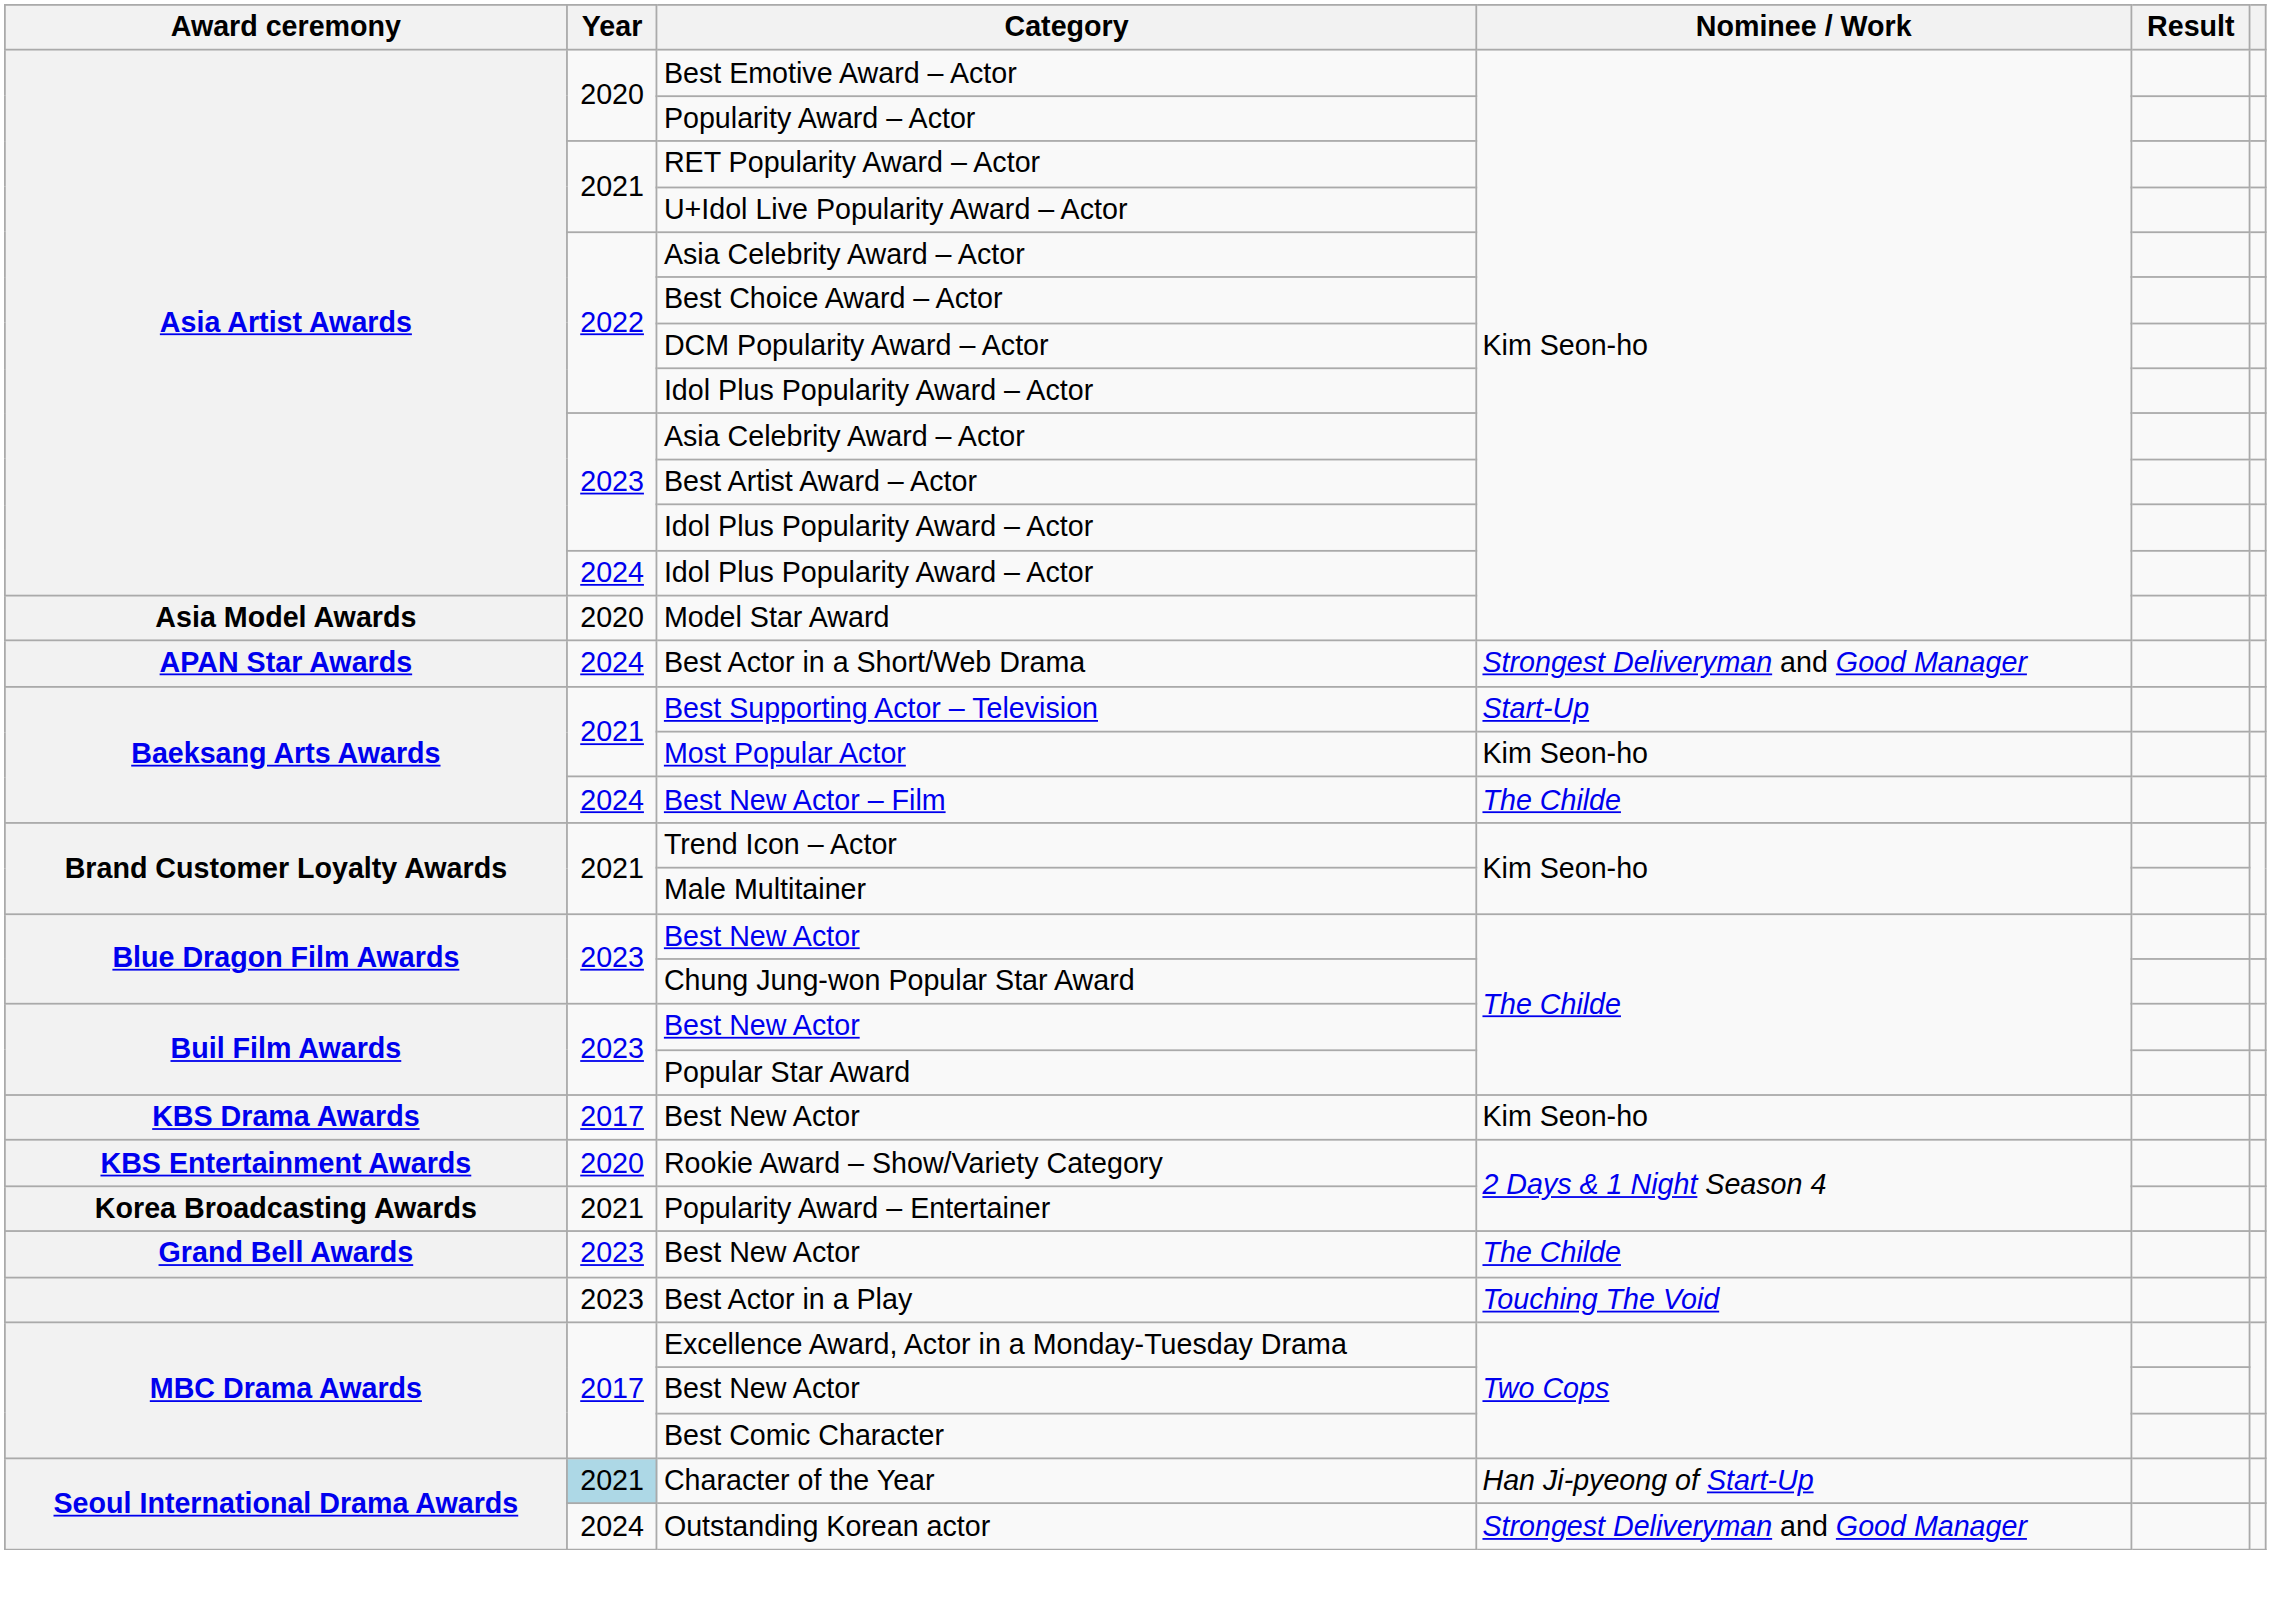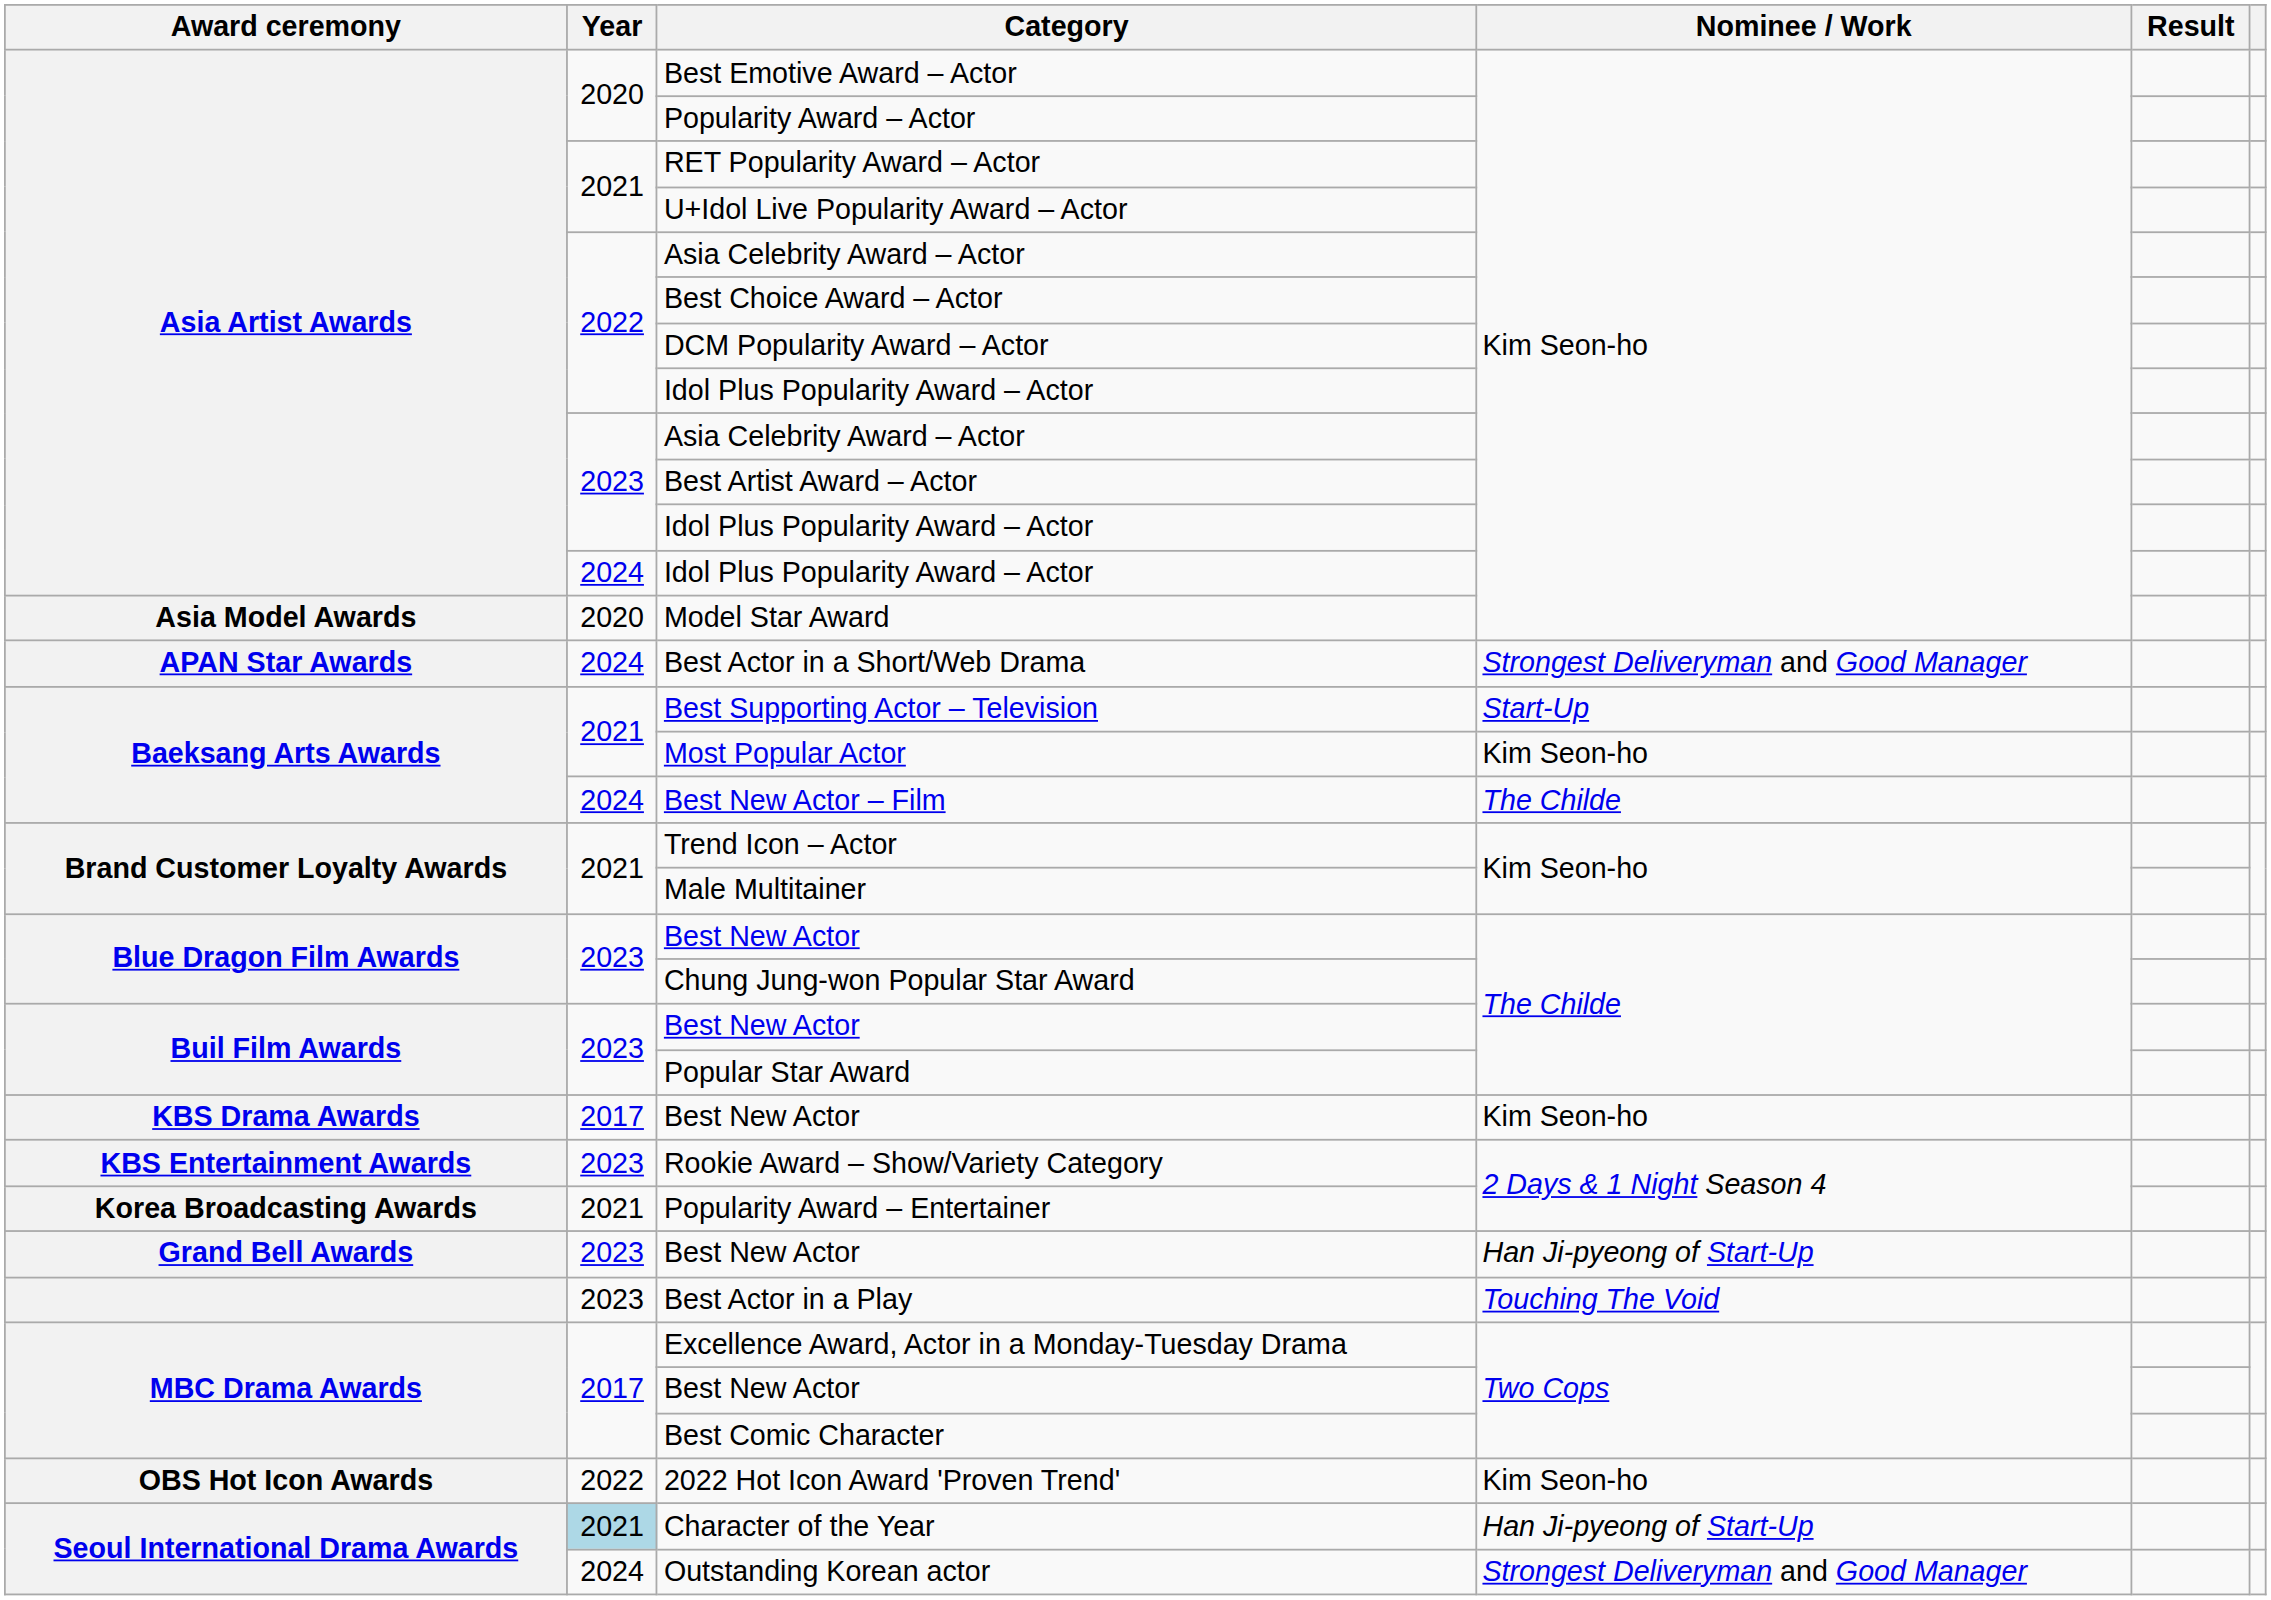(612, 1162) 2020 -> (612, 1162) 2023
(1552, 1253) The Childe -> (1648, 1253) Han Ji-pyeong of Start-Up
+ row: (286, 1480)
